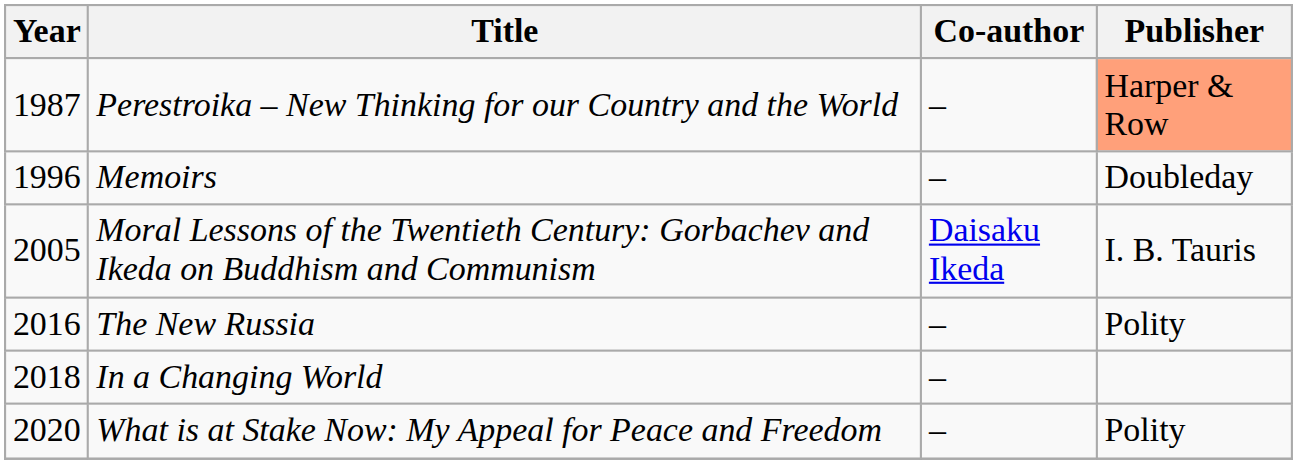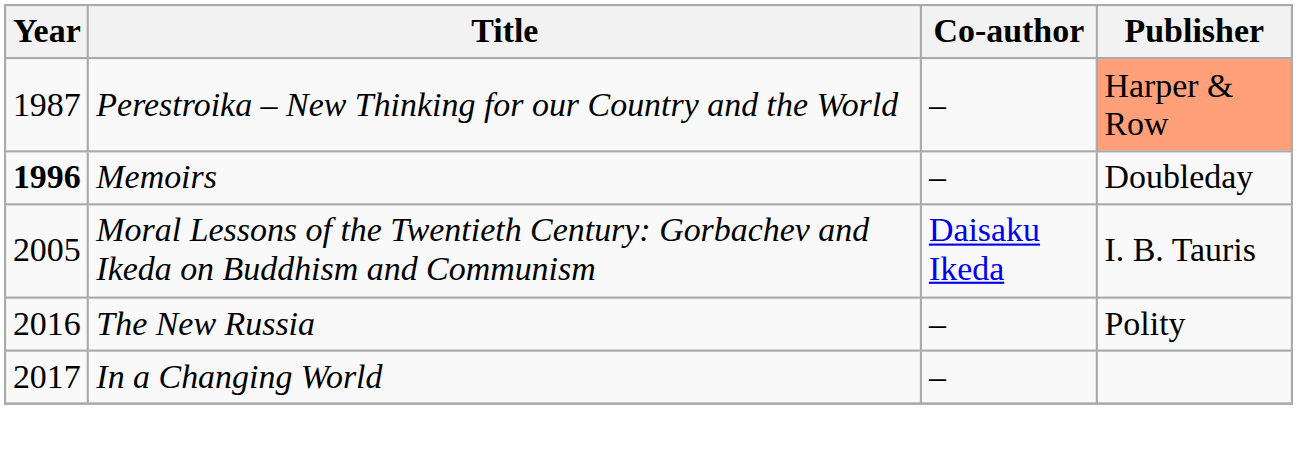(47, 177) normal -> (47, 177) bold
(47, 376) 2018 -> (47, 376) 2017
- row: (489, 430)
